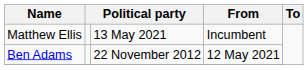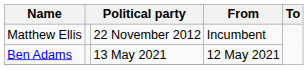(130, 34) 13 May 2021 -> (147, 34) 22 November 2012
(147, 54) 22 November 2012 -> (130, 54) 13 May 2021
